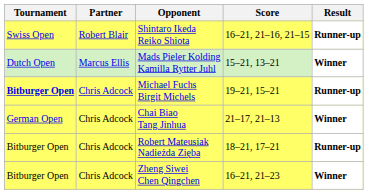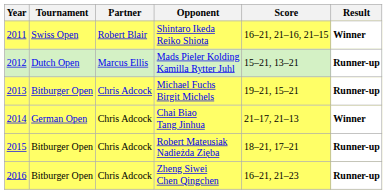+ column: (17, 13)
(337, 35) Runner-up -> (349, 35) Winner
(330, 63) Winner -> (356, 63) Runner-up
(40, 91) bold -> (62, 91) normal
(330, 175) Winner -> (356, 175) Runner-up
